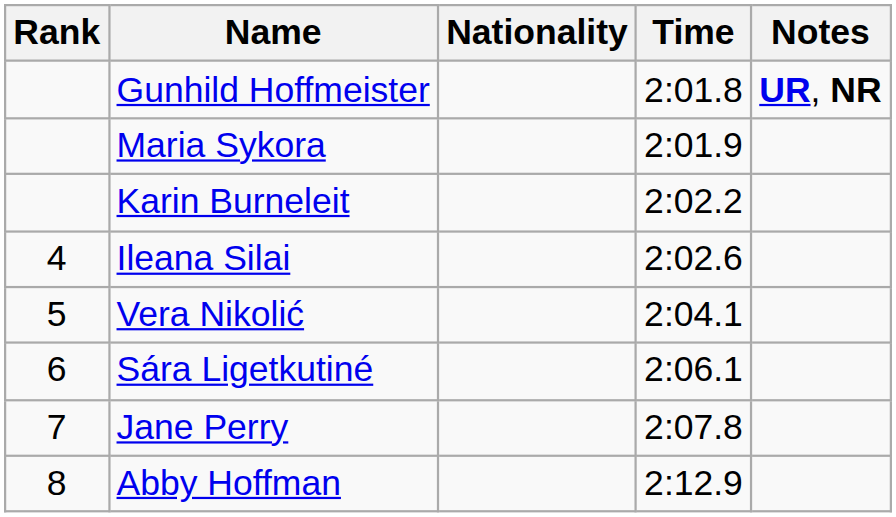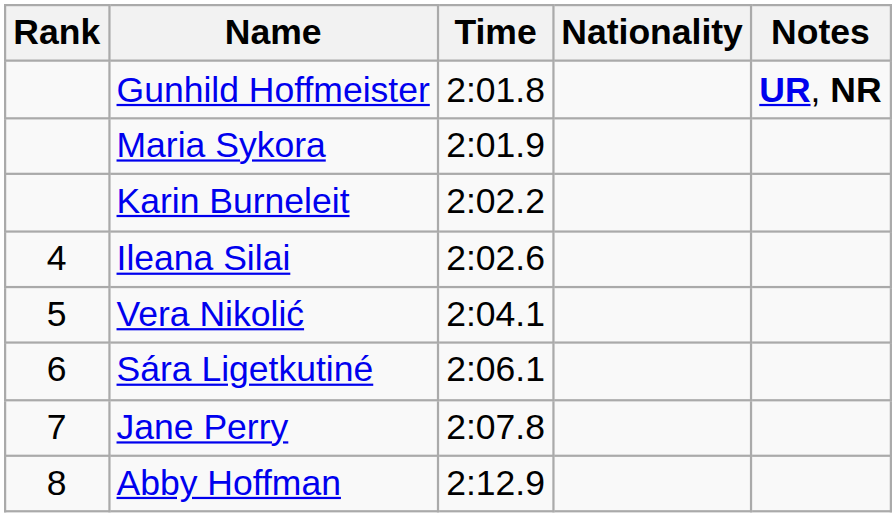columns swapped: (537, 32) <-> (693, 32)
